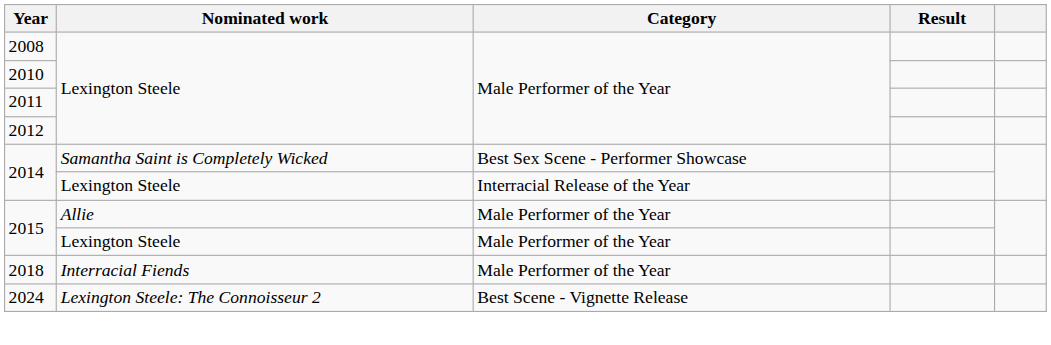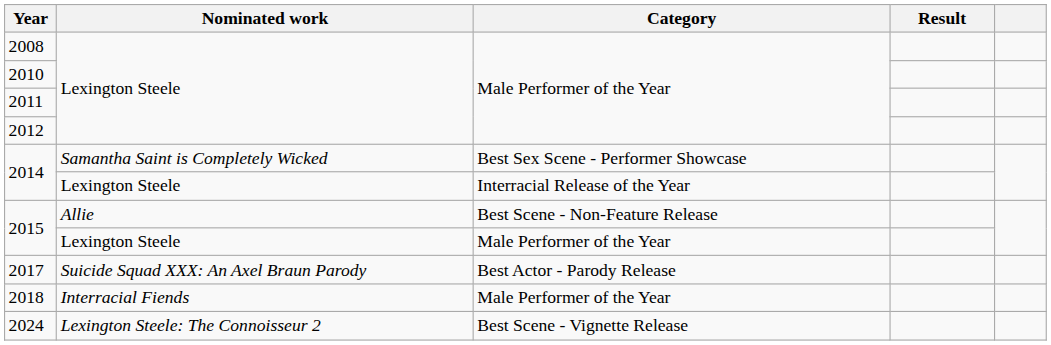(574, 213) Male Performer of the Year -> (598, 213) Best Scene - Non-Feature Release
+ row: (26, 269)
